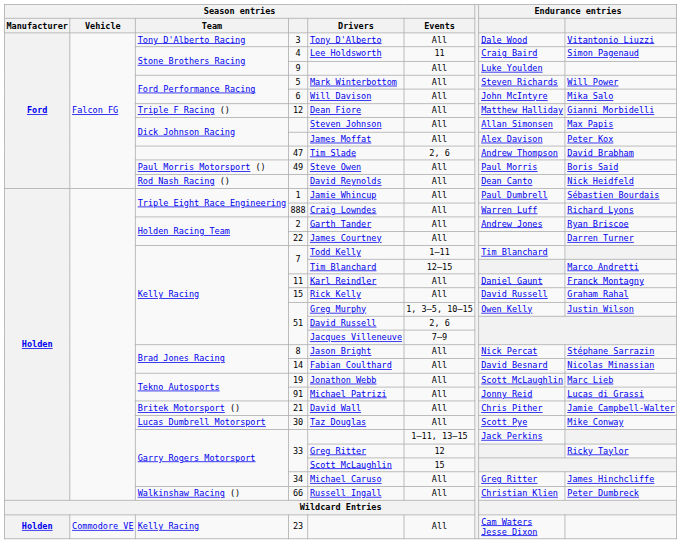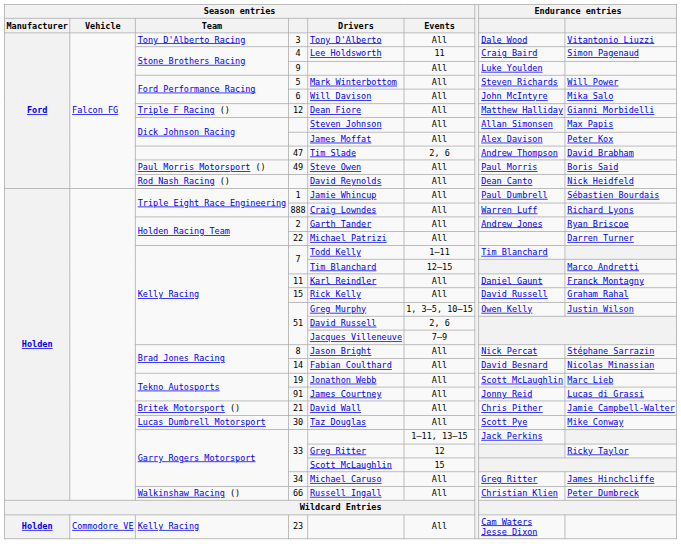(346, 238) James Courtney -> (348, 238) Michael Patrizi
(348, 394) Michael Patrizi -> (346, 394) James Courtney
